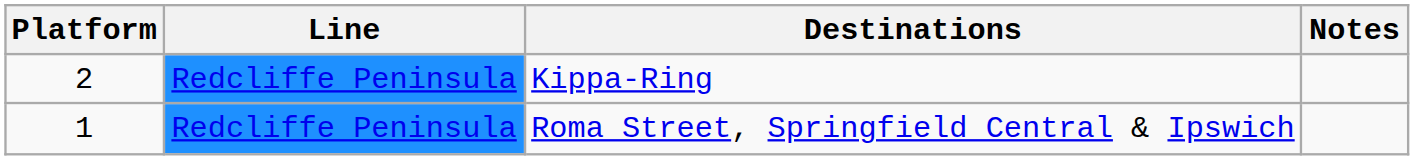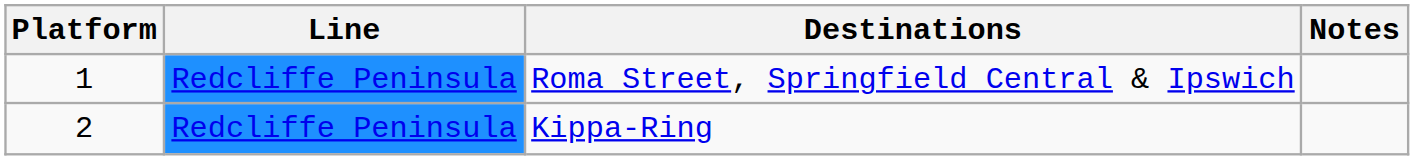rows swapped: (913, 129) <-> (622, 79)
